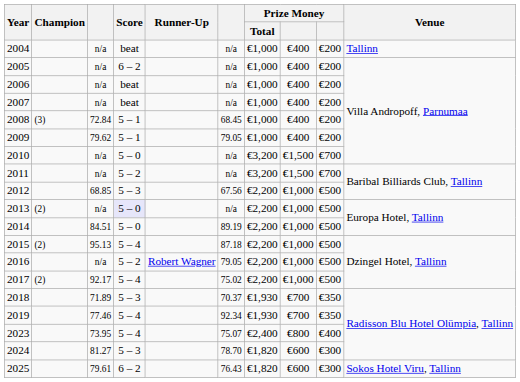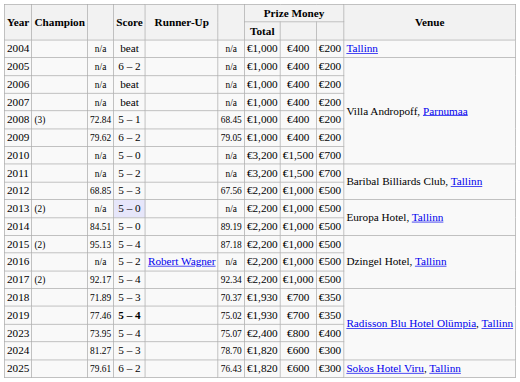(130, 137) 5 – 1 -> (130, 137) 6 – 2
(231, 262) 79.05 -> (231, 262) n/a
(231, 280) 75.02 -> (231, 280) 92.34
(130, 315) normal -> (130, 315) bold
(231, 316) 92.34 -> (231, 316) 75.02
